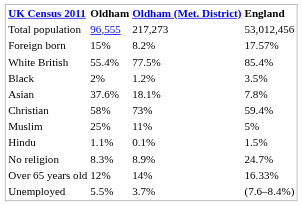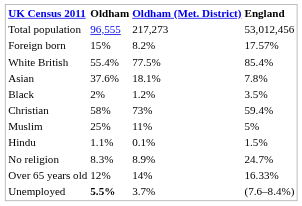rows swapped: (21, 94) <-> (21, 78)
(102, 191) normal -> (103, 191) bold
